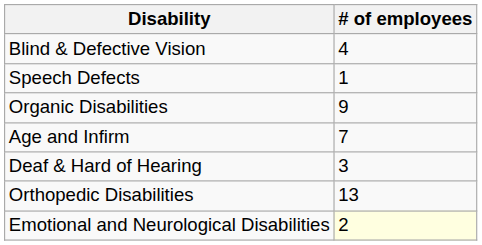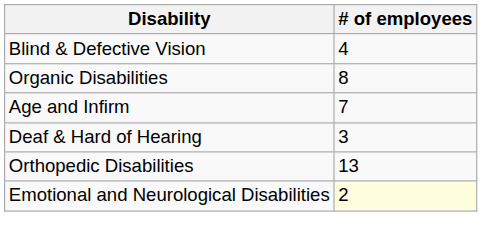- row: (74, 78)
(343, 107) 9 -> (343, 78) 8
